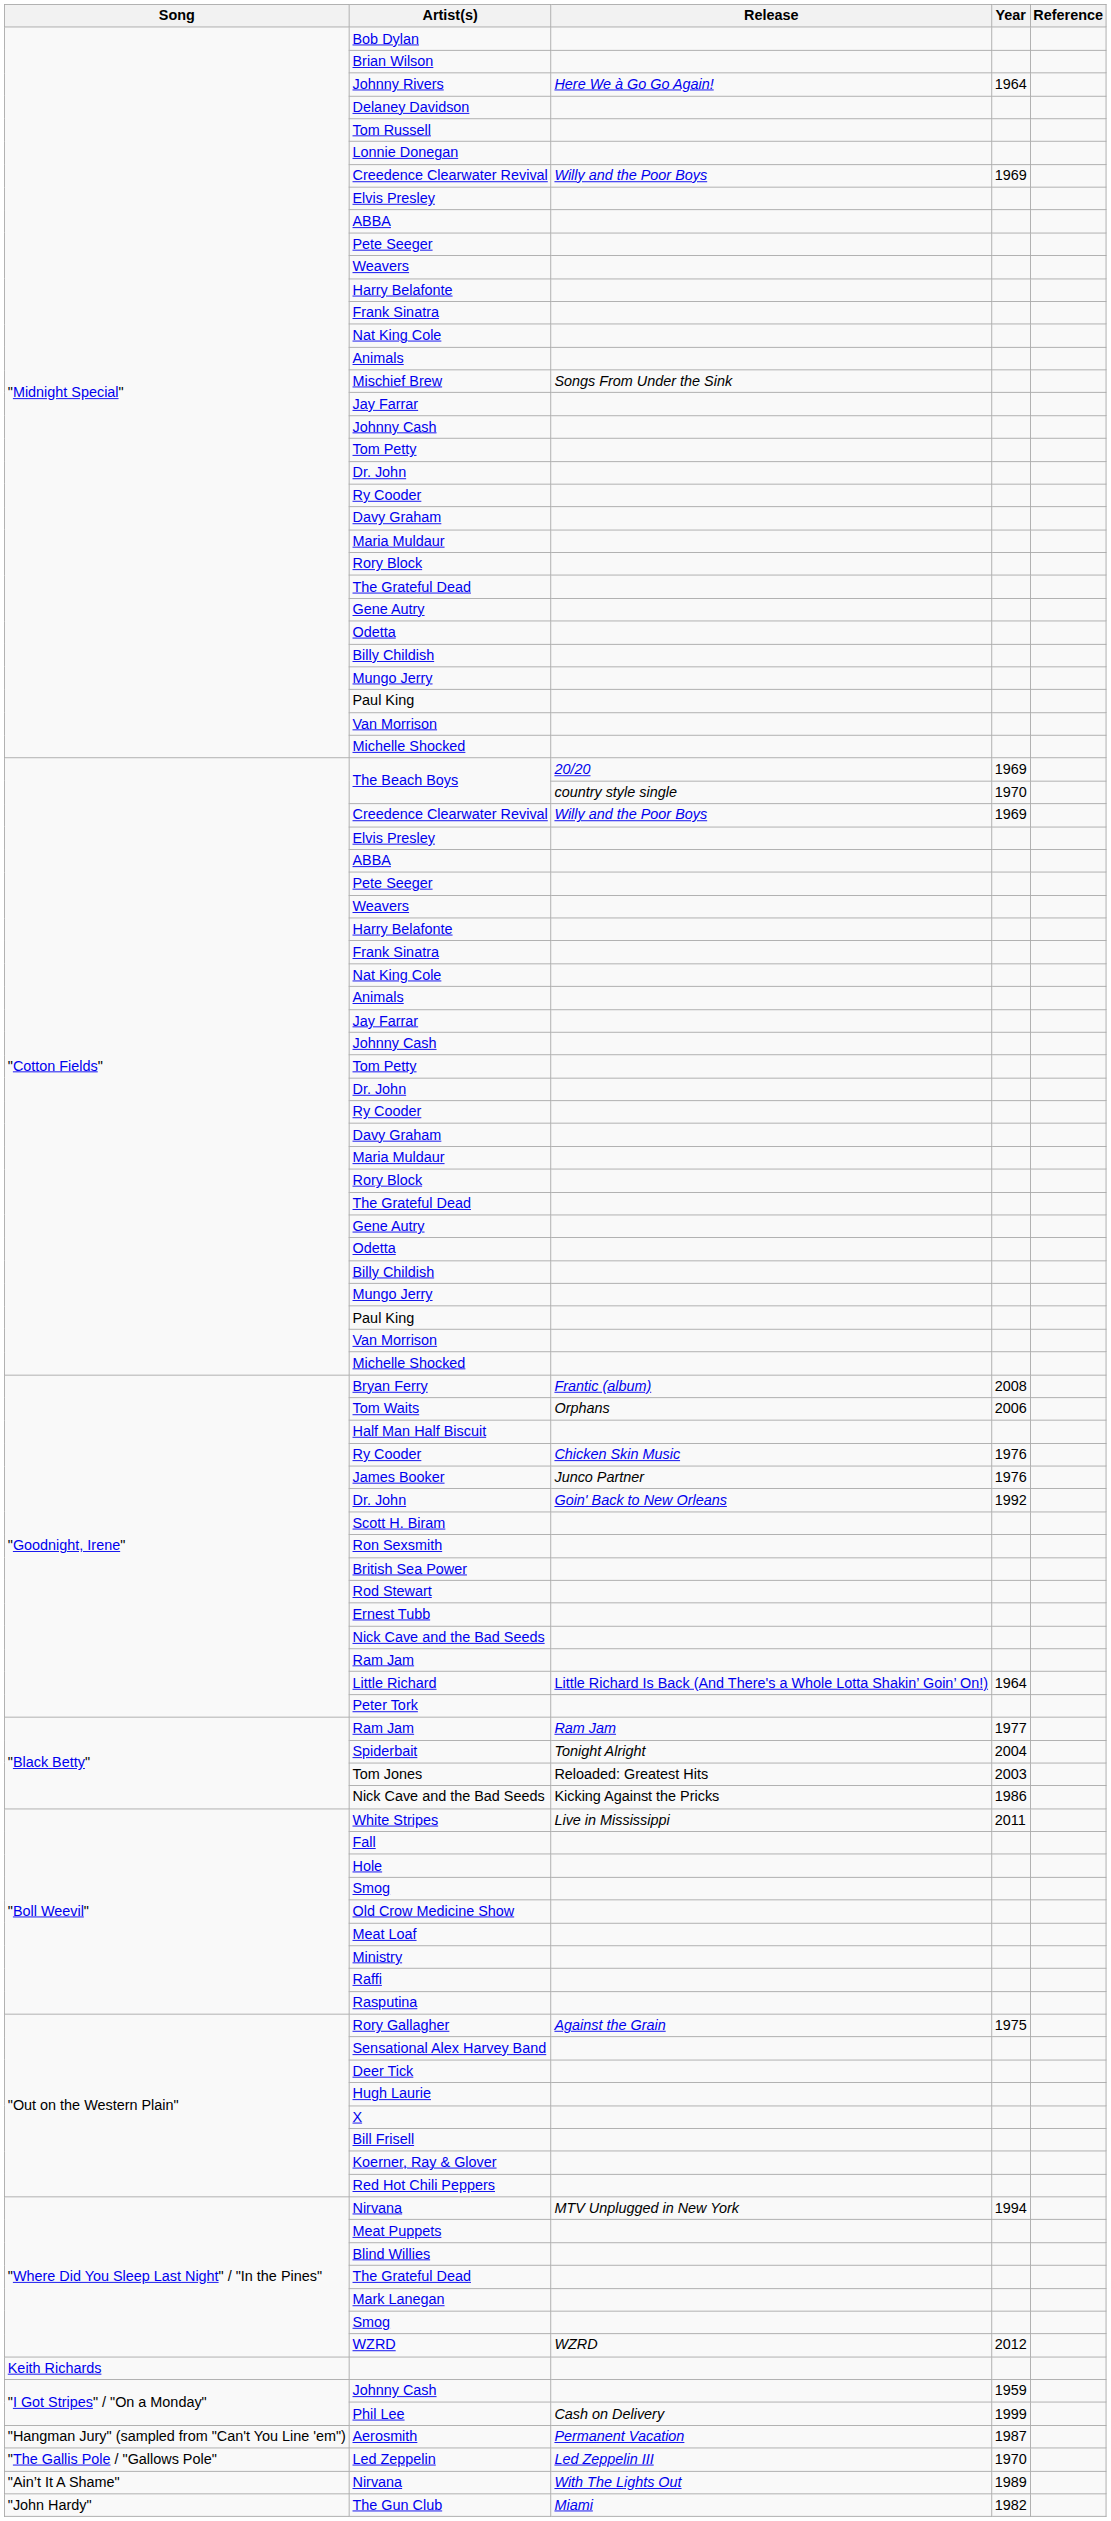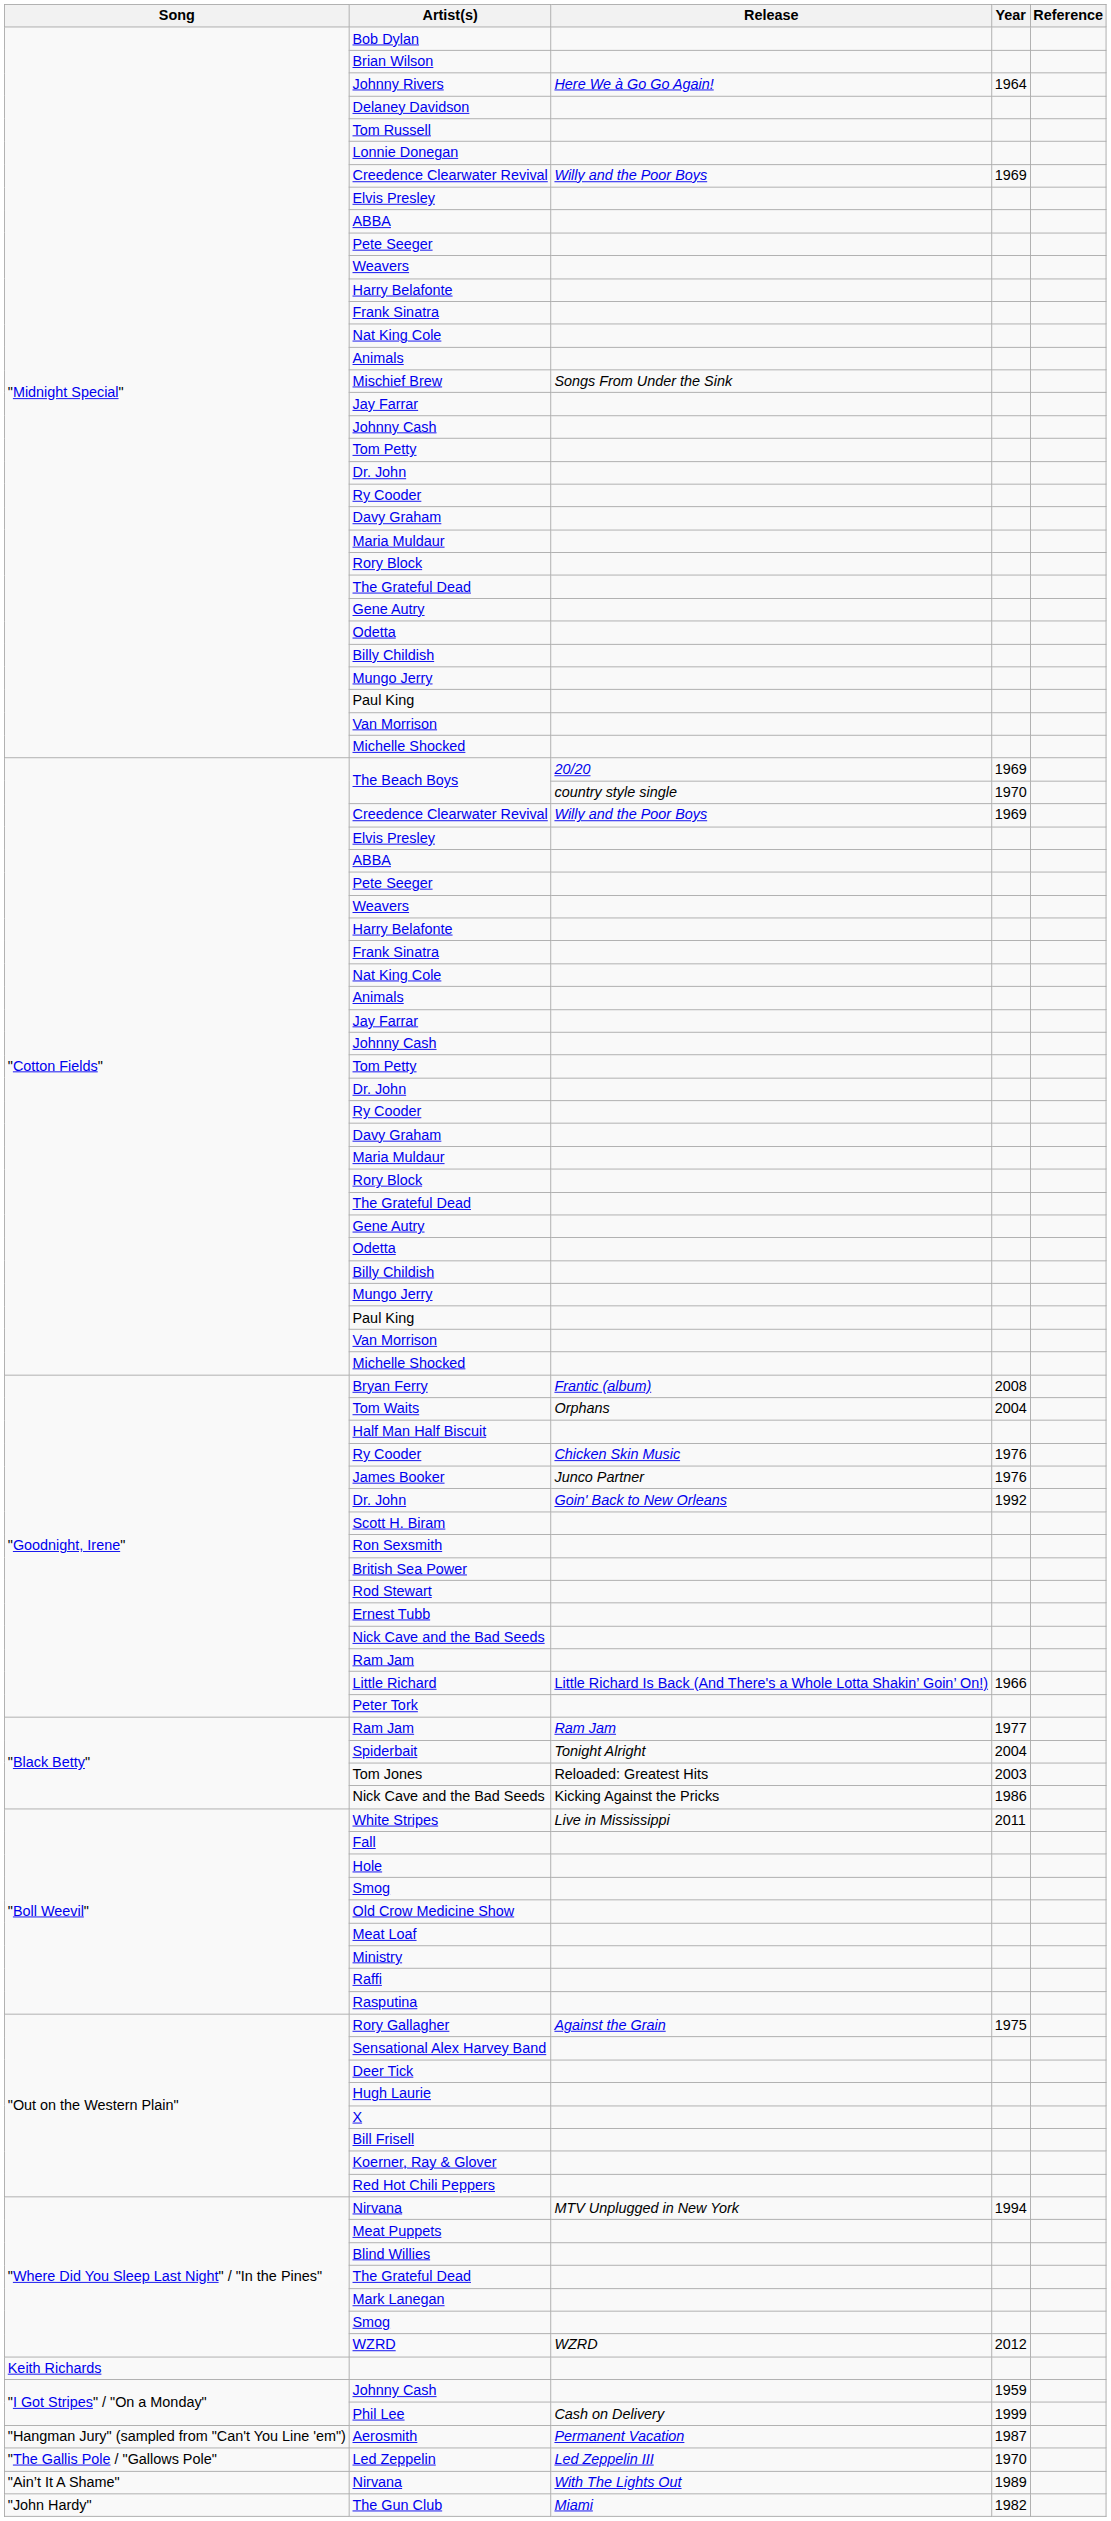(1011, 1409) 2006 -> (1011, 1409) 2004
(1011, 1683) 1964 -> (1011, 1683) 1966
